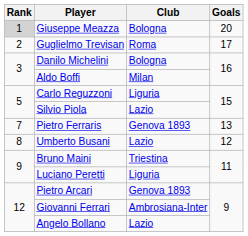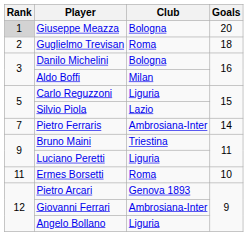(226, 45) 17 -> (226, 45) 18
(160, 126) Genova 1893 -> (168, 126) Ambrosiana-Inter
(226, 126) 13 -> (226, 126) 14
- row: (73, 142)
+ row: (70, 175)
(141, 223) Lazio -> (144, 223) Liguria
